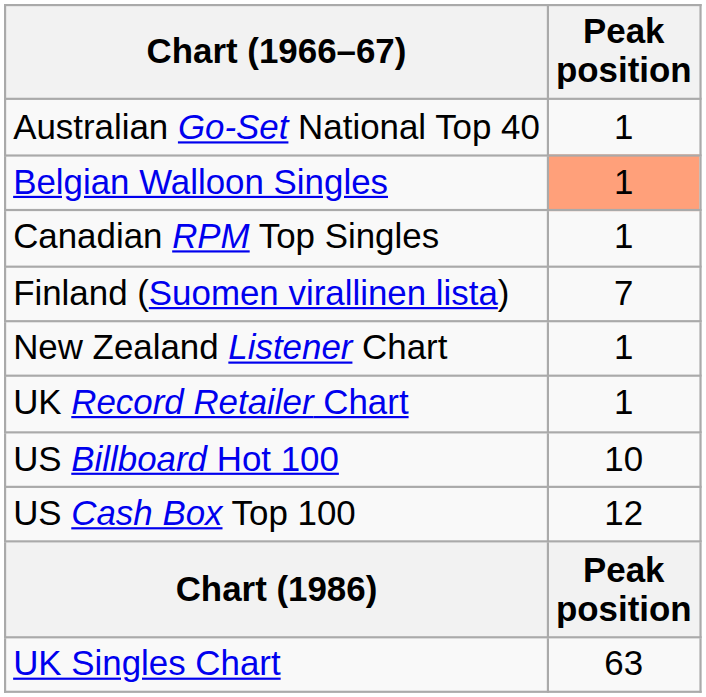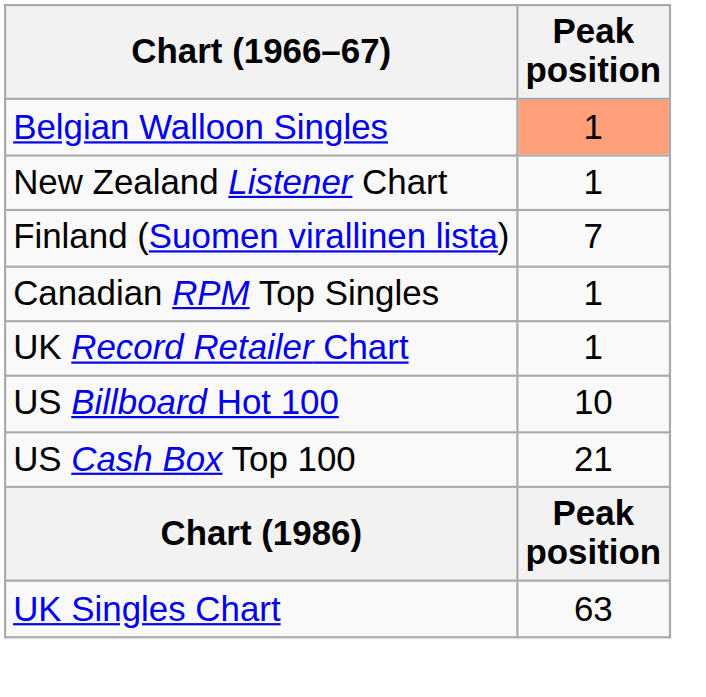- row: (277, 126)
rows swapped: (226, 237) <-> (230, 347)
(624, 513) 12 -> (593, 458) 21
